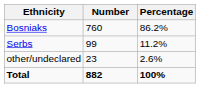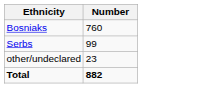- column: (167, 12)
